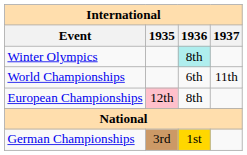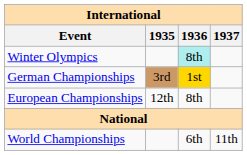rows swapped: (66, 77) <-> (71, 139)
(162, 98) pink background -> (162, 98) no background
